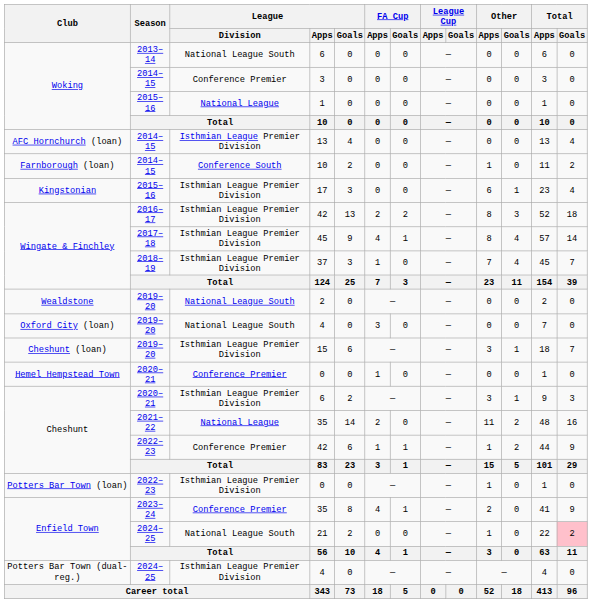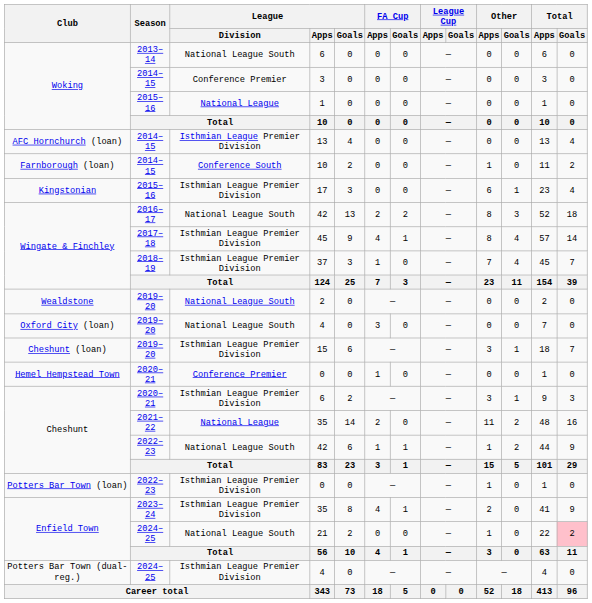(240, 215) Isthmian League Premier Division -> (240, 215) National League South
(240, 447) Conference Premier -> (240, 447) National League South
(240, 510) Conference Premier -> (240, 510) Isthmian League Premier Division
